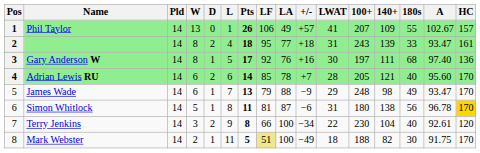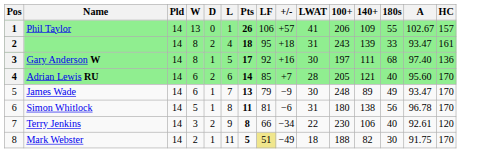- column: (286, 12)
(362, 28) 207 -> (342, 28) 206
(333, 92) 29 -> (313, 92) 30
(387, 92) 98 -> (367, 92) 89
(466, 108) gold background -> (446, 108) no background
(387, 124) 104 -> (367, 124) 106
